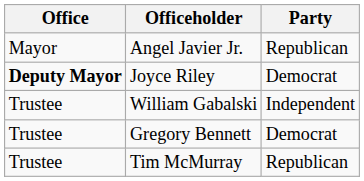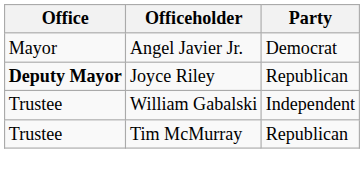(307, 47) Republican -> (301, 47) Democrat
(301, 76) Democrat -> (307, 76) Republican
- row: (191, 133)
